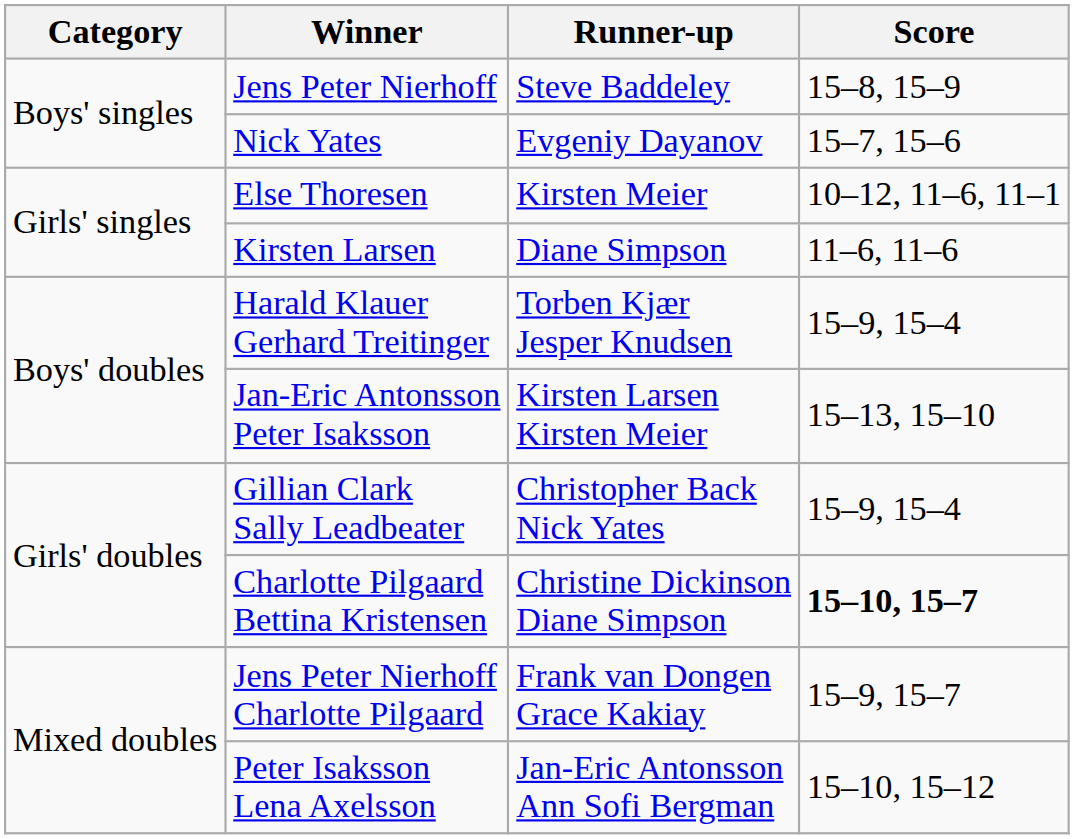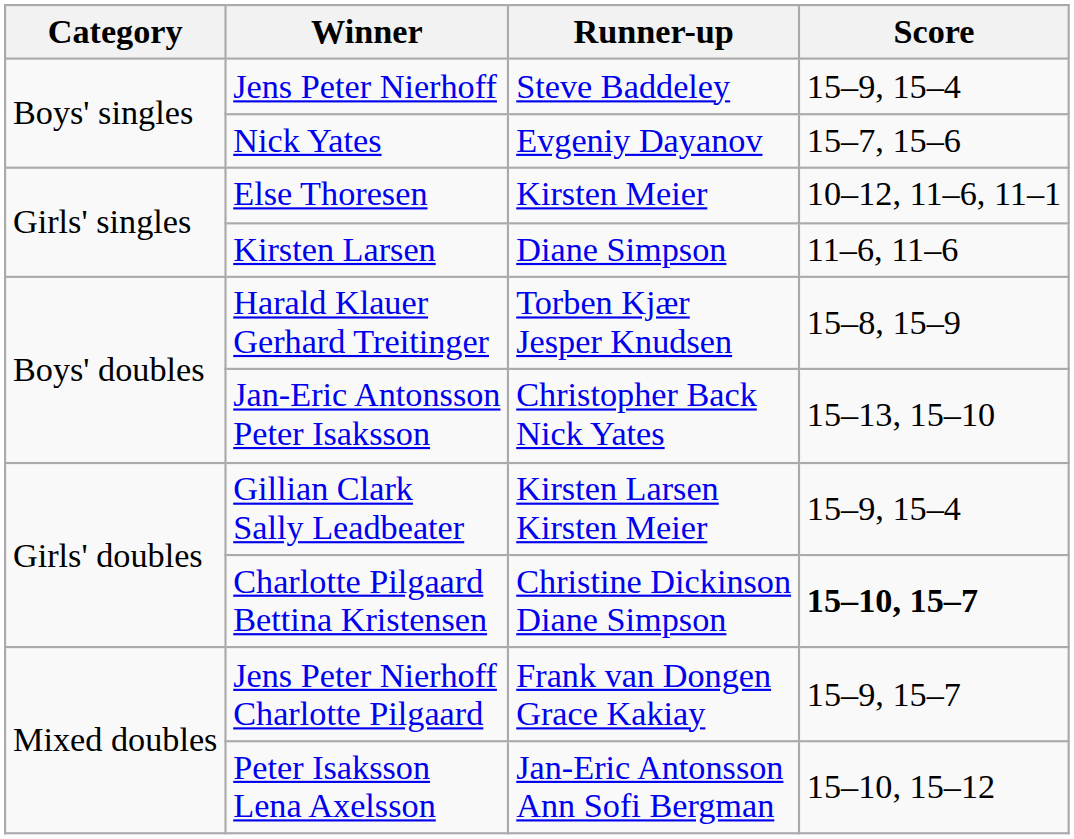(884, 85) 15–8, 15–9 -> (884, 85) 15–9, 15–4
(884, 322) 15–9, 15–4 -> (884, 322) 15–8, 15–9
(617, 415) Kirsten Larsen Kirsten Meier -> (637, 415) Christopher Back Nick Yates
(637, 508) Christopher Back Nick Yates -> (617, 508) Kirsten Larsen Kirsten Meier
